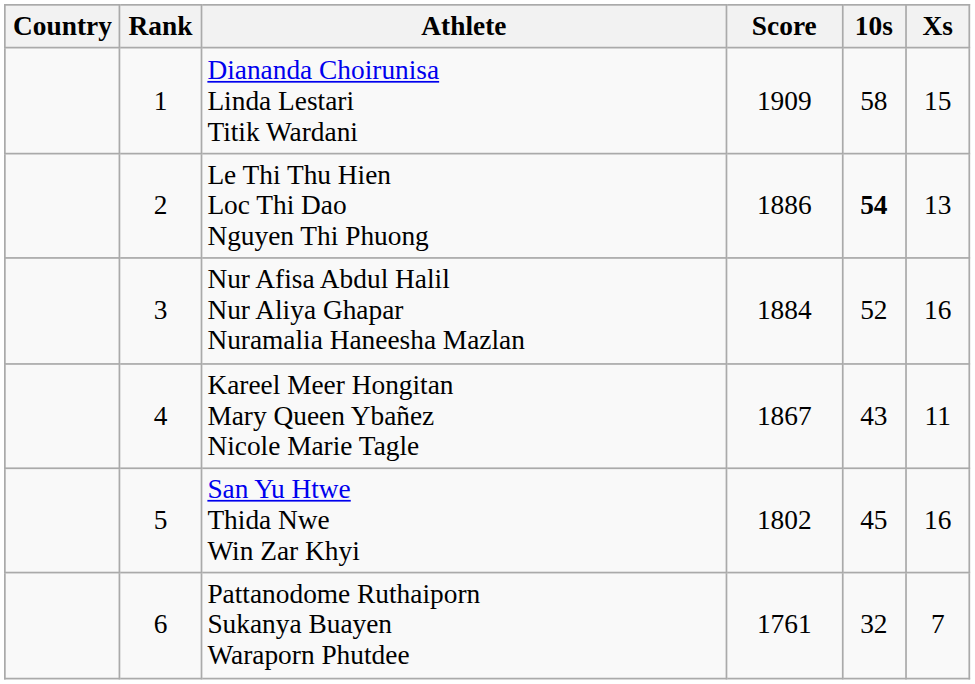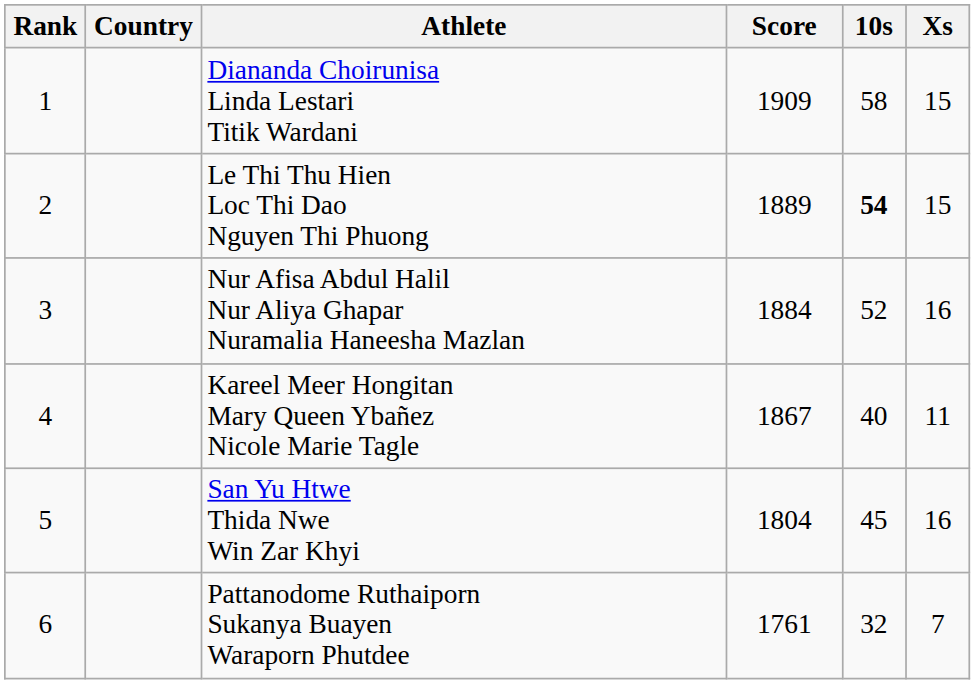columns swapped: (161, 26) <-> (62, 26)
(784, 205) 1886 -> (784, 205) 1889
(938, 205) 13 -> (938, 205) 15
(874, 415) 43 -> (874, 415) 40
(784, 520) 1802 -> (784, 520) 1804
